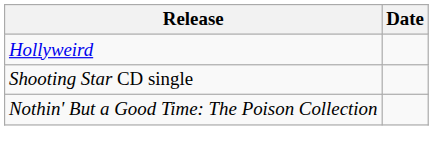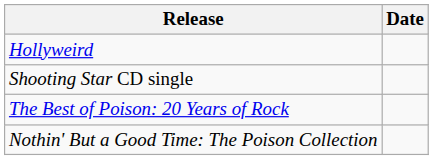+ row: (149, 109)
